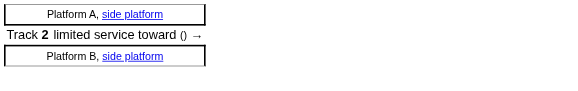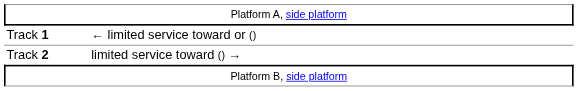+ row: (28, 35)
